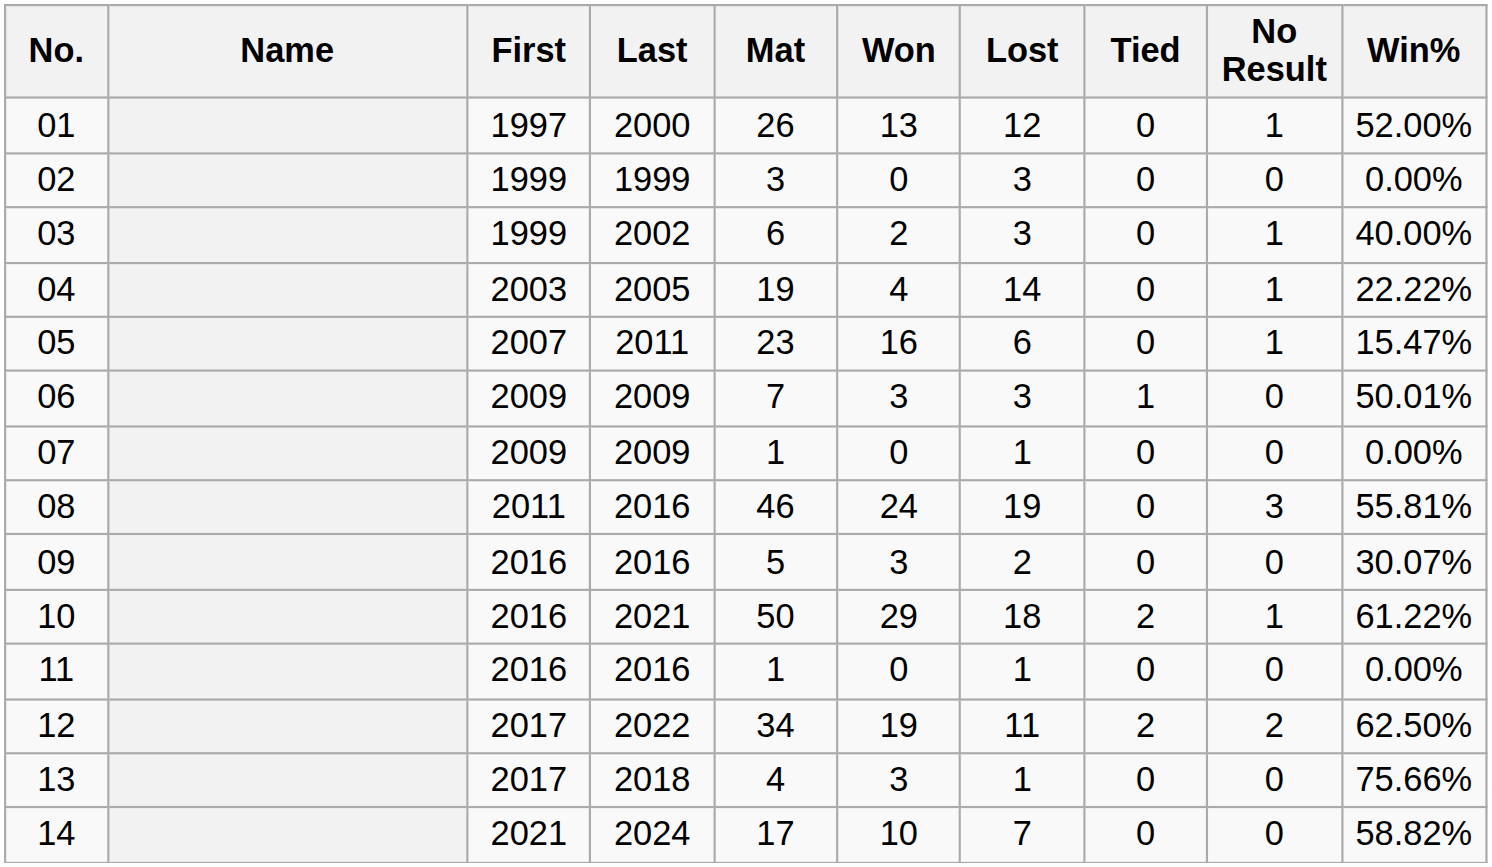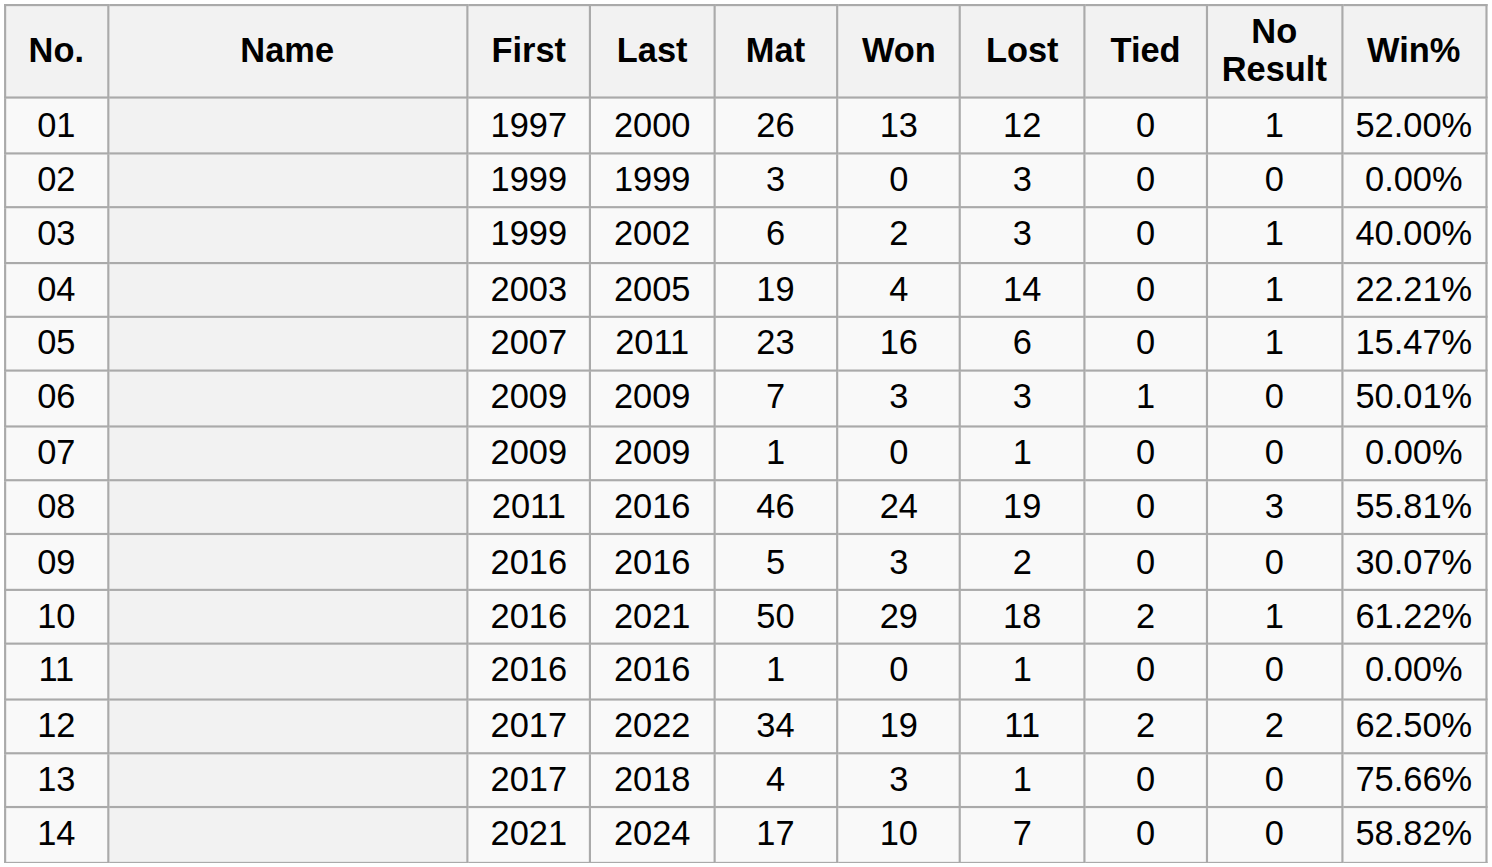(1414, 288) 22.22% -> (1414, 288) 22.21%
